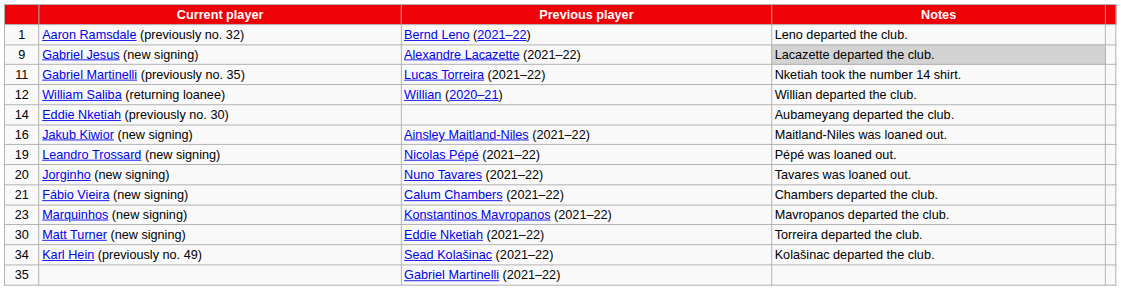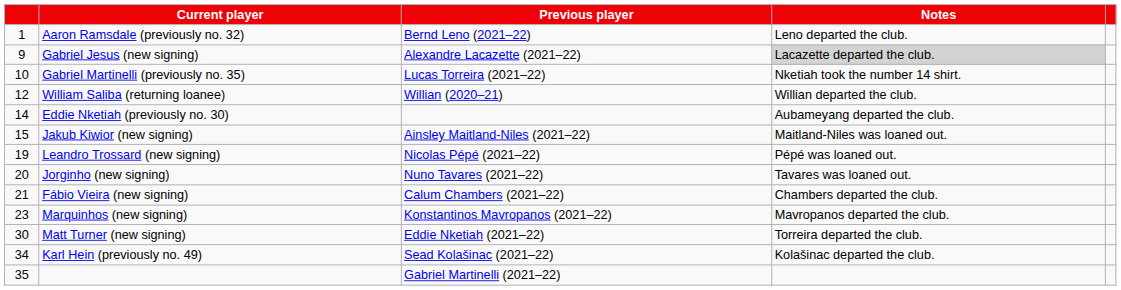(22, 75) 11 -> (22, 75) 10
(22, 135) 16 -> (22, 135) 15
